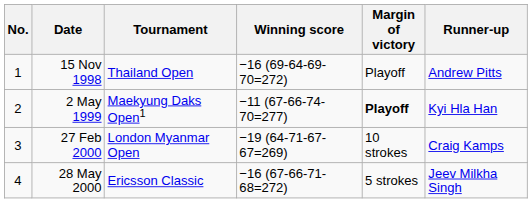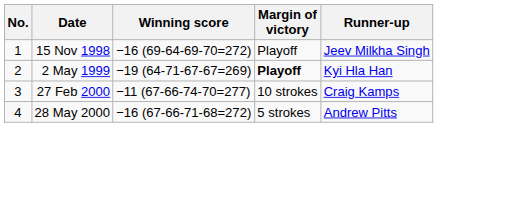- column: (170, 30)
(465, 72) Andrew Pitts -> (377, 50) Jeev Milkha Singh
(282, 109) −11 (67-66-74-70=277) -> (184, 71) −19 (64-71-67-67=269)
(283, 145) −19 (64-71-67-67=269) -> (183, 92) −11 (67-66-74-70=277)
(463, 181) Jeev Milkha Singh -> (360, 112) Andrew Pitts
